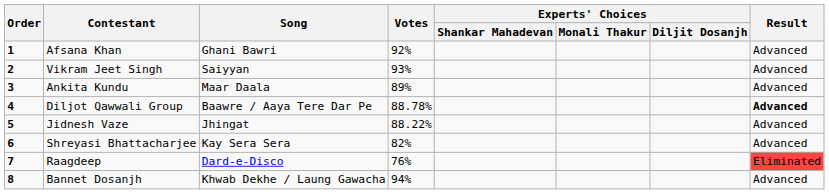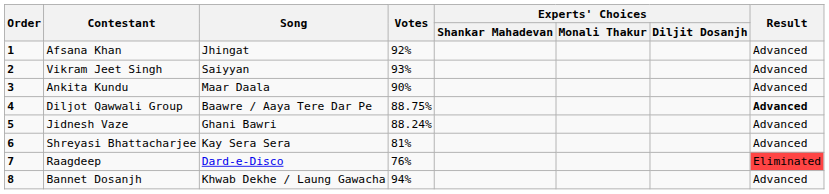(239, 51) Ghani Bawri -> (226, 51) Jhingat
(401, 87) 89% -> (401, 87) 90%
(411, 106) 88.78% -> (411, 106) 88.75%
(226, 124) Jhingat -> (239, 124) Ghani Bawri
(411, 124) 88.22% -> (411, 124) 88.24%
(401, 143) 82% -> (401, 143) 81%
